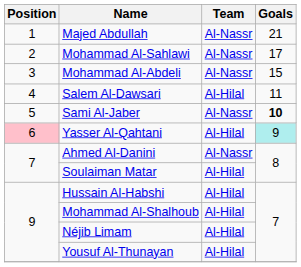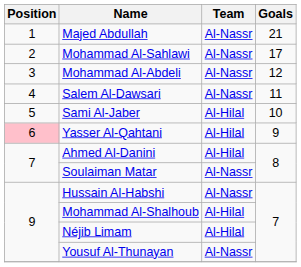(276, 73) 15 -> (276, 73) 12
(224, 93) Al-Hilal -> (229, 93) Al-Nassr
(229, 113) Al-Nassr -> (224, 113) Al-Hilal
(276, 113) bold -> (276, 113) normal
(276, 133) paleturquoise background -> (276, 133) no background
(229, 152) Al-Nassr -> (224, 152) Al-Hilal
(224, 172) Al-Hilal -> (229, 172) Al-Nassr
(224, 192) Al-Hilal -> (229, 192) Al-Nassr
(224, 251) Al-Hilal -> (229, 251) Al-Nassr
